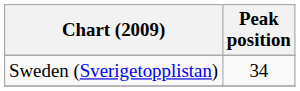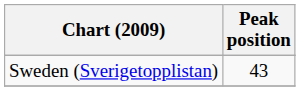(259, 70) 34 -> (259, 70) 43
